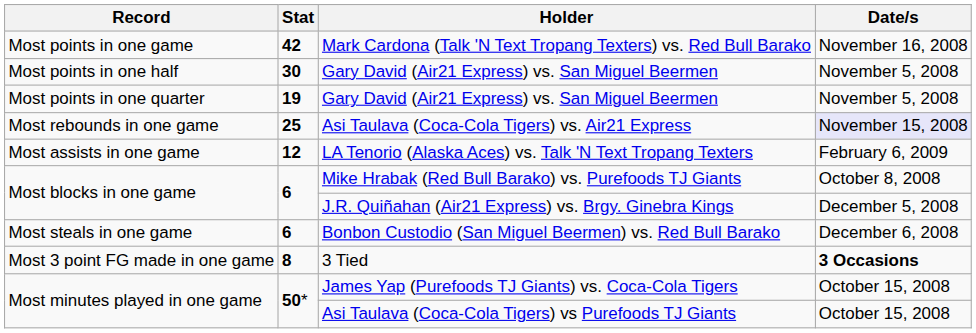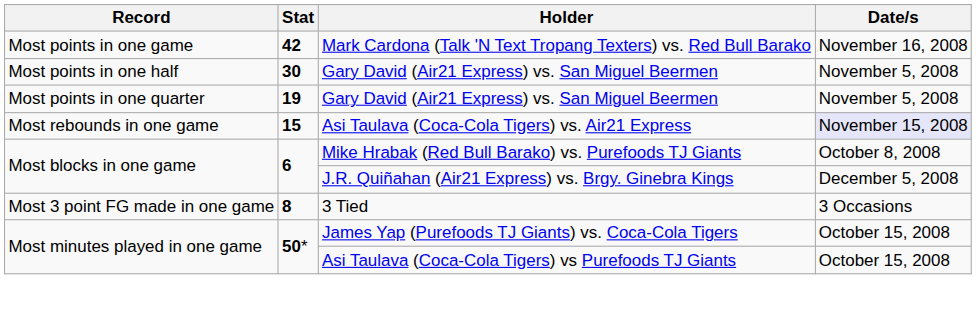(292, 125) 25 -> (292, 125) 15
- row: (104, 152)
- row: (100, 233)
(869, 260) bold -> (865, 206) normal
